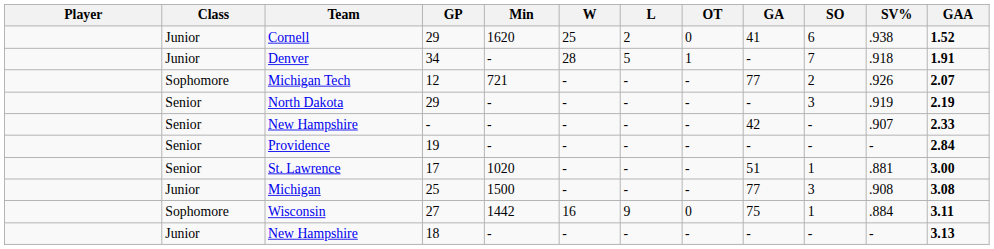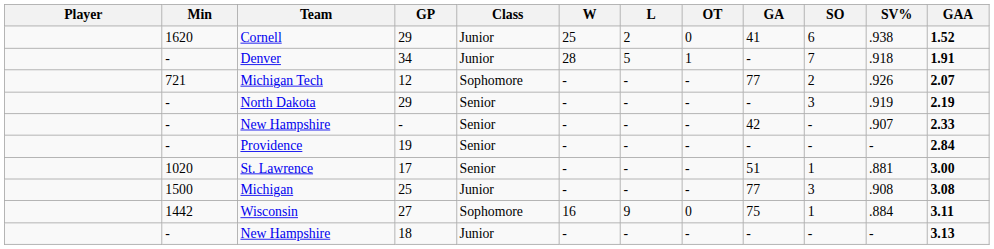columns swapped: (213, 15) <-> (521, 15)
